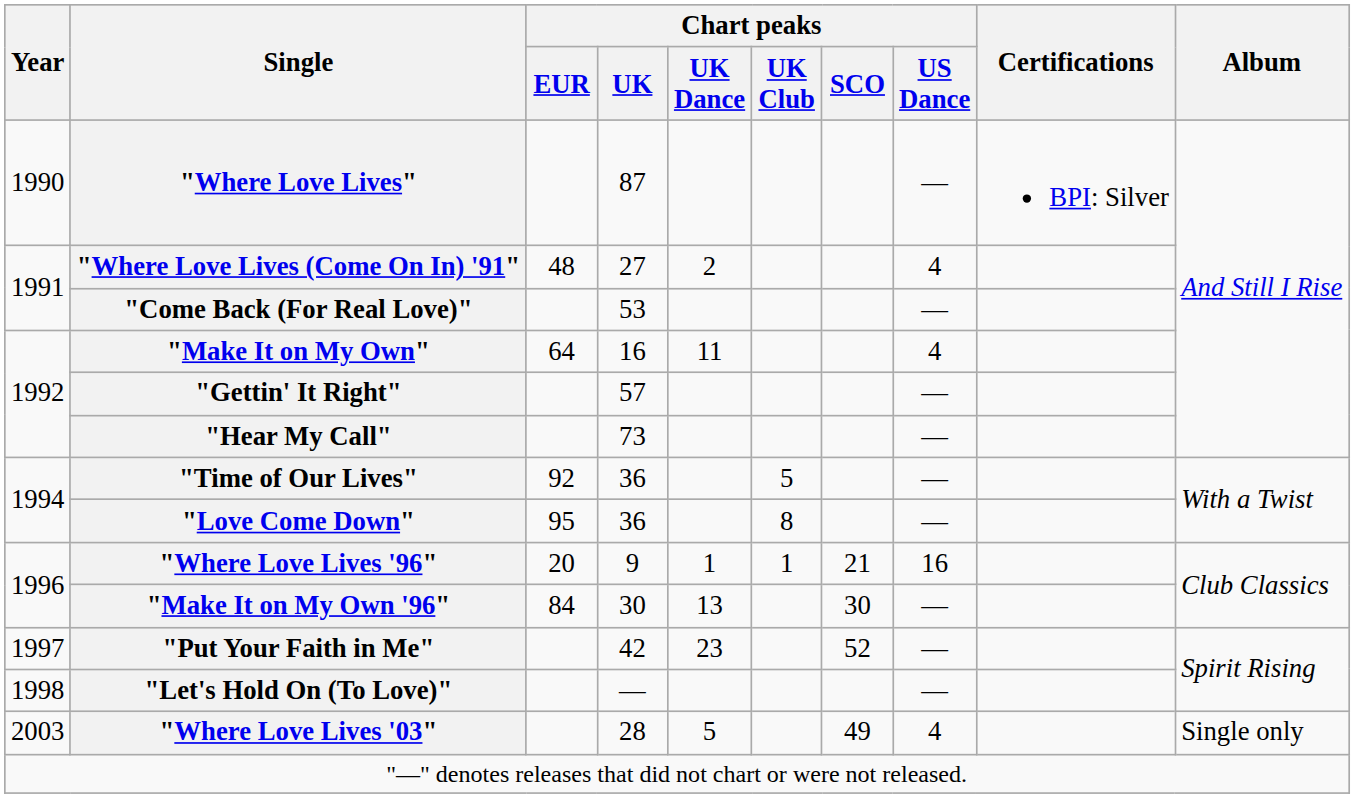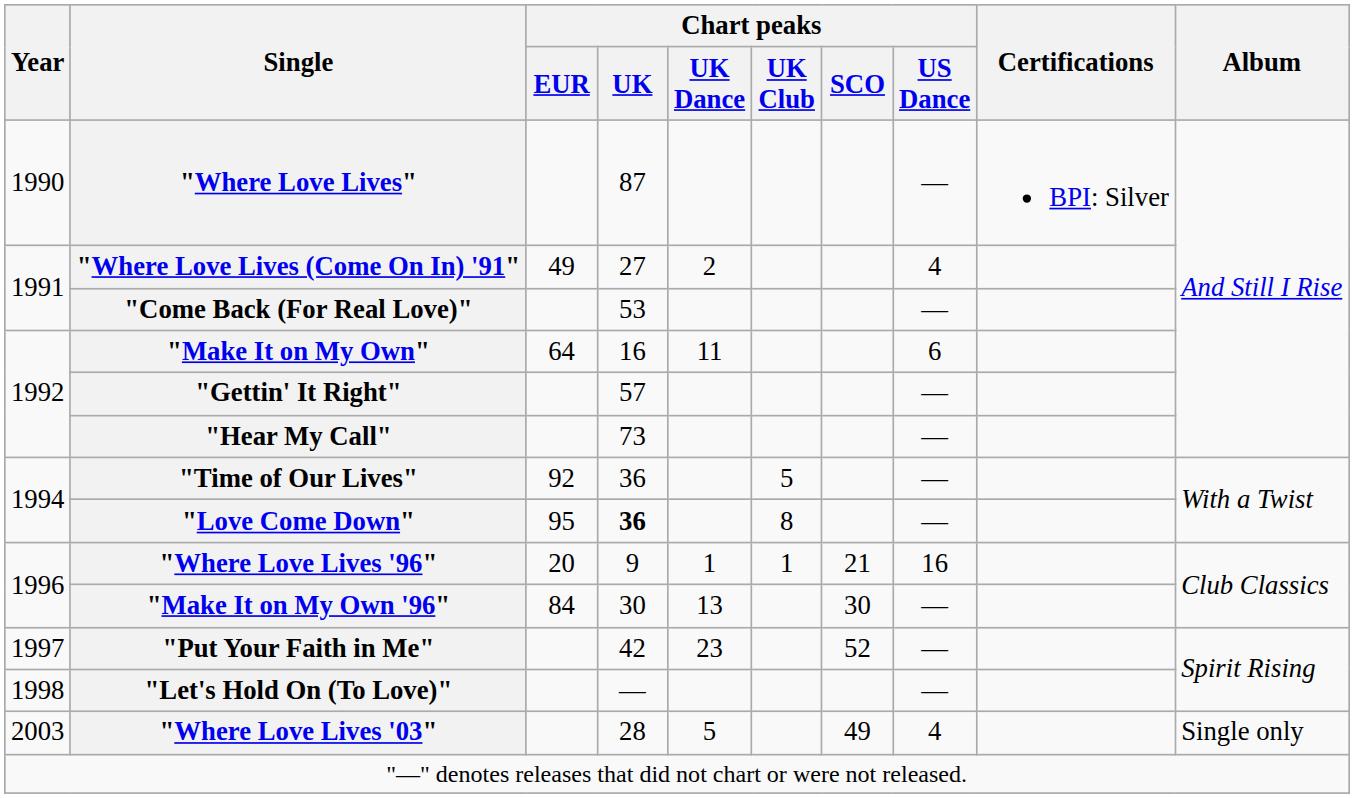(562, 266) 48 -> (562, 266) 49
(935, 351) 4 -> (935, 351) 6
(632, 520) normal -> (632, 520) bold
